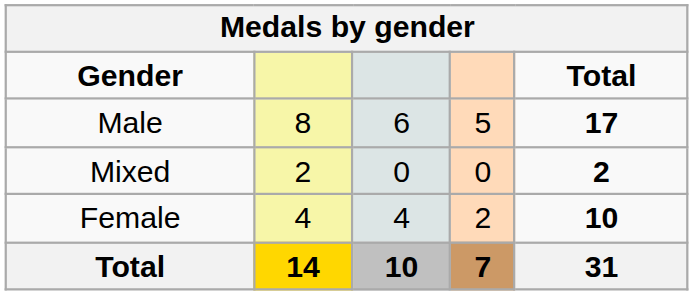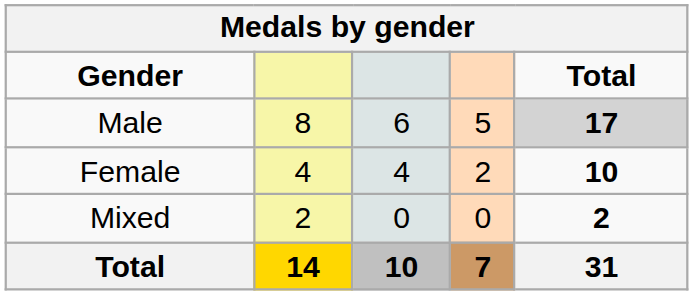(602, 123) no background -> (602, 123) lightgrey background
rows swapped: (130, 218) <-> (130, 171)
